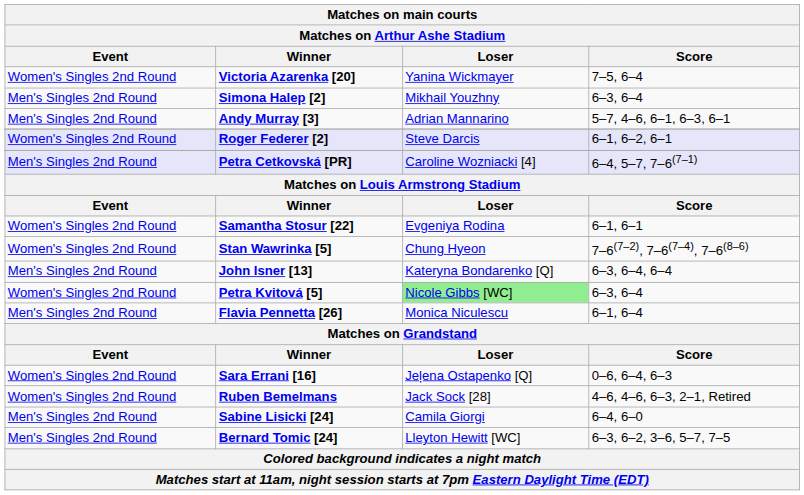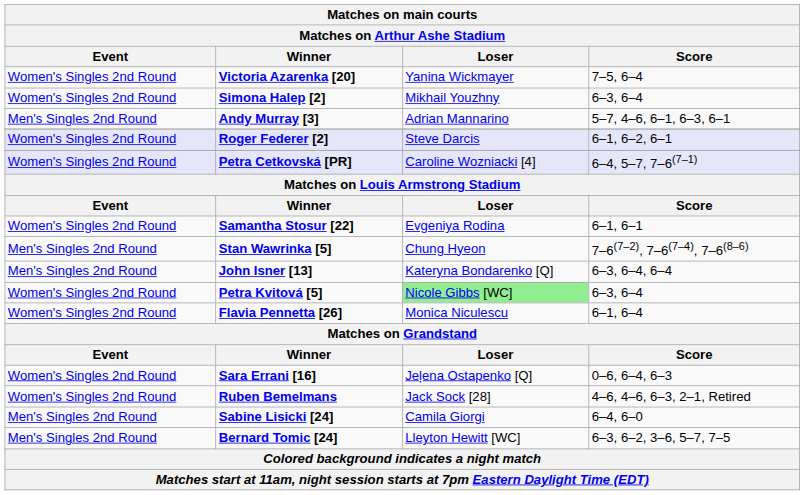(82, 98) Men's Singles 2nd Round -> (92, 98) Women's Singles 2nd Round
(82, 162) Men's Singles 2nd Round -> (92, 162) Women's Singles 2nd Round
(92, 249) Women's Singles 2nd Round -> (82, 249) Men's Singles 2nd Round
(82, 313) Men's Singles 2nd Round -> (92, 313) Women's Singles 2nd Round
